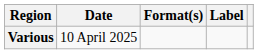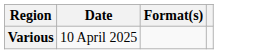- column: (227, 15)
